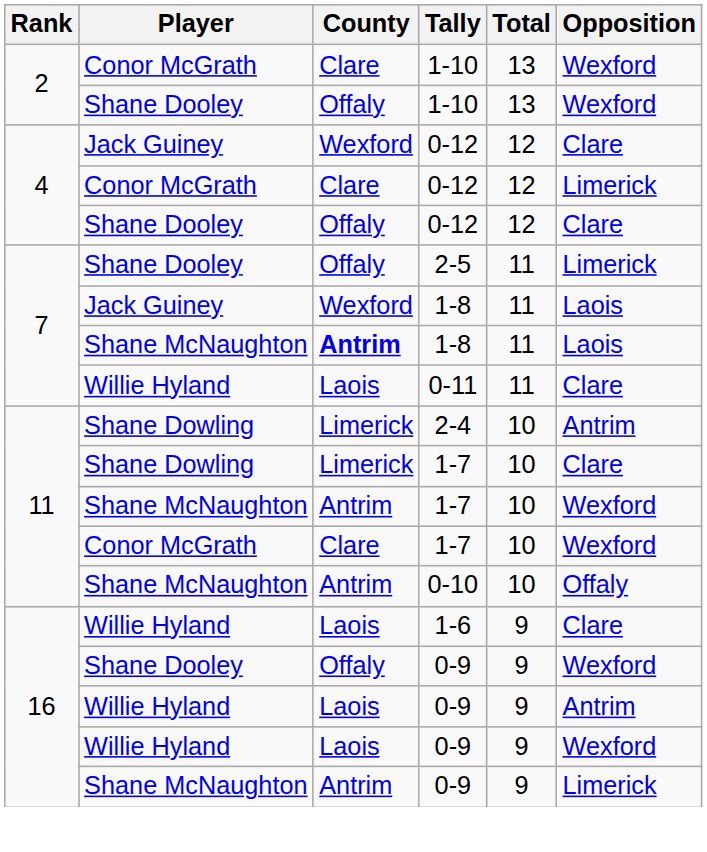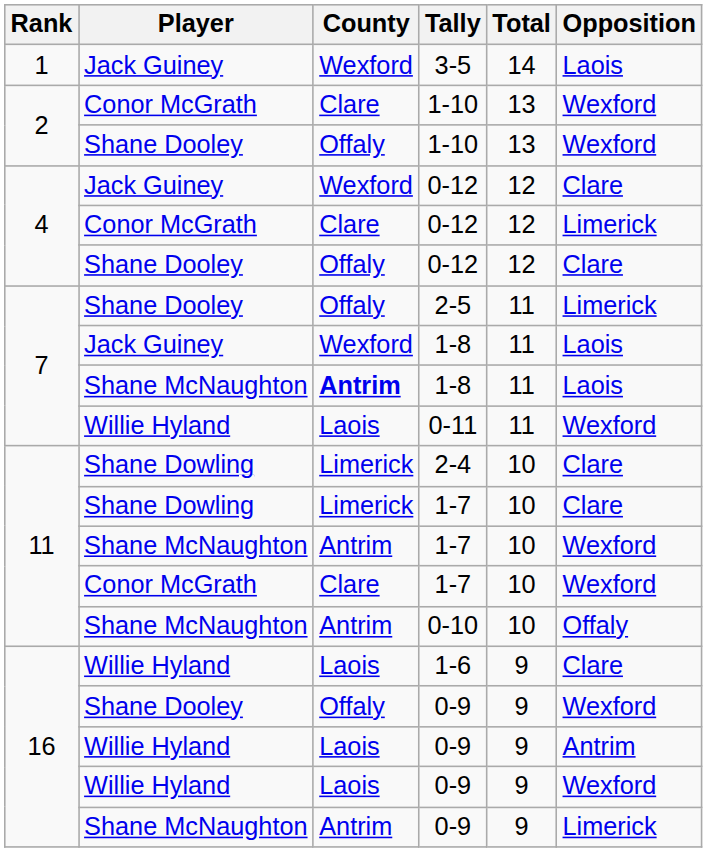+ row: (154, 64)
(593, 385) Clare -> (609, 425) Wexford
(599, 425) Antrim -> (593, 465) Clare
